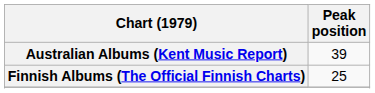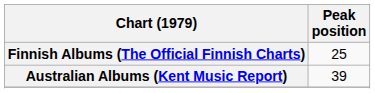rows swapped: (156, 53) <-> (156, 76)
